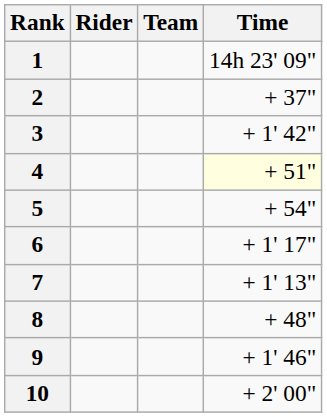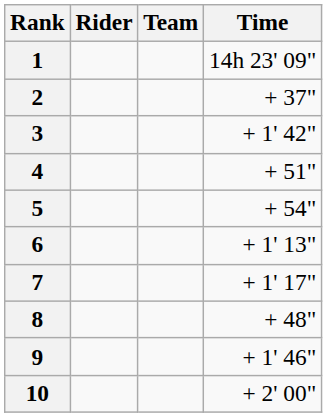(290, 171) lightyellow background -> (290, 171) no background
(279, 245) + 1' 17" -> (279, 245) + 1' 13"
(279, 282) + 1' 13" -> (279, 282) + 1' 17"
